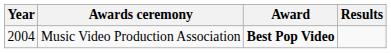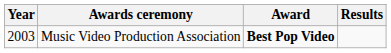(21, 36) 2004 -> (21, 36) 2003
